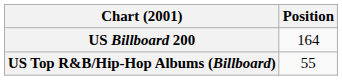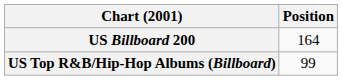(308, 63) 55 -> (308, 63) 99
